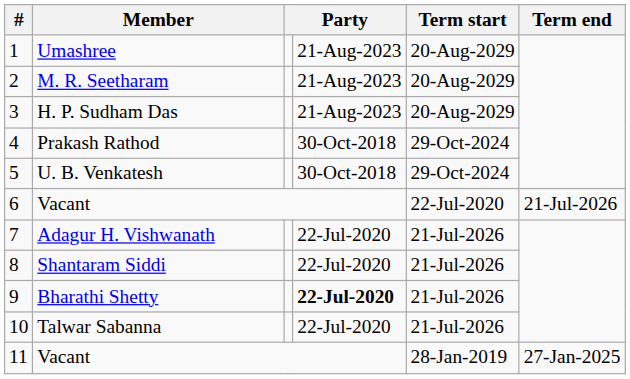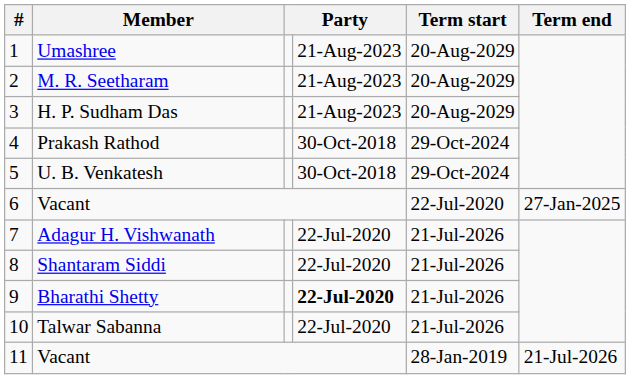(570, 204) 21-Jul-2026 -> (572, 204) 27-Jan-2025
(572, 357) 27-Jan-2025 -> (570, 357) 21-Jul-2026
